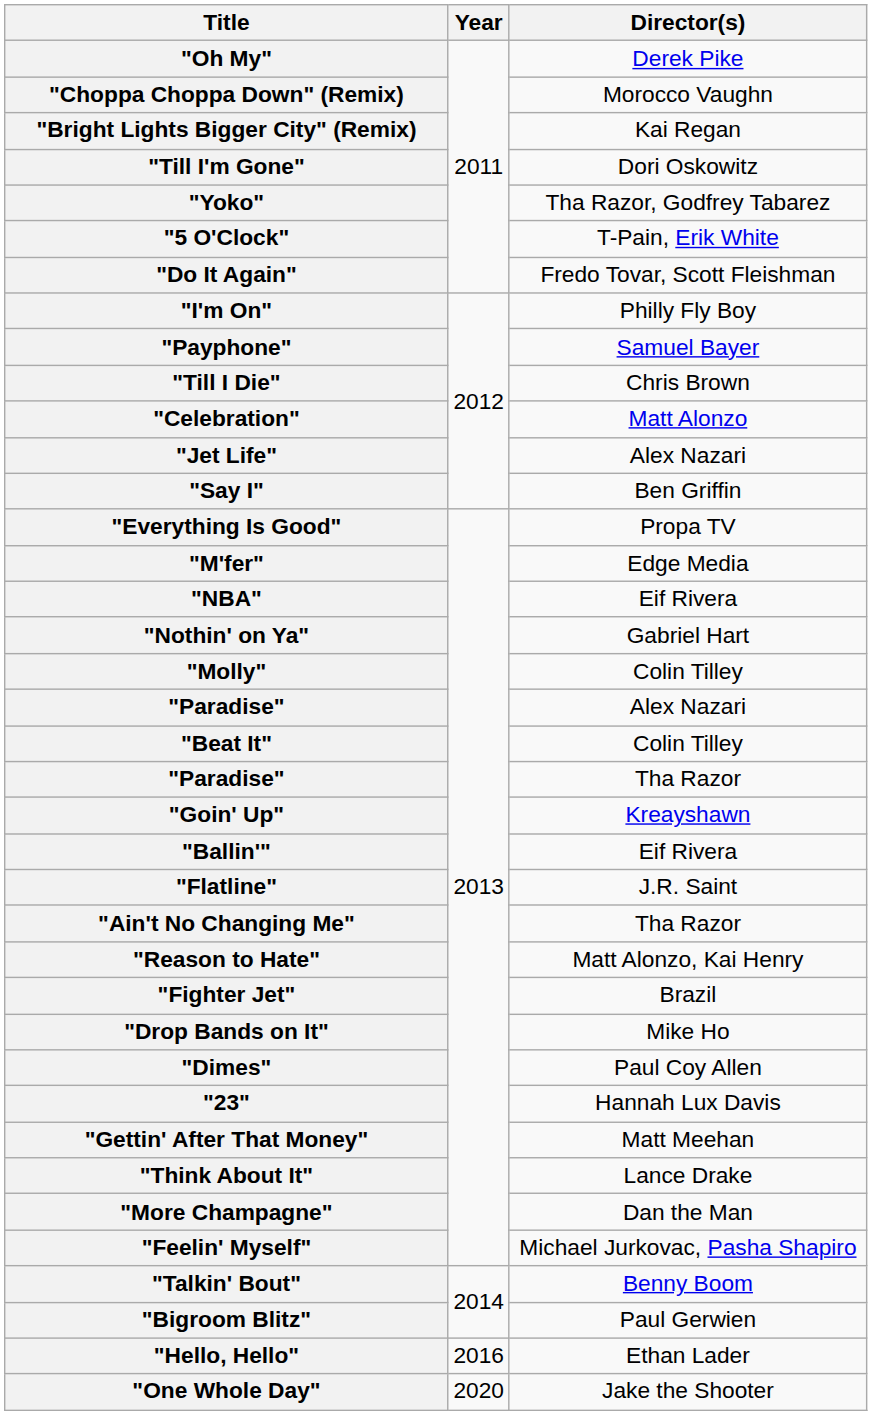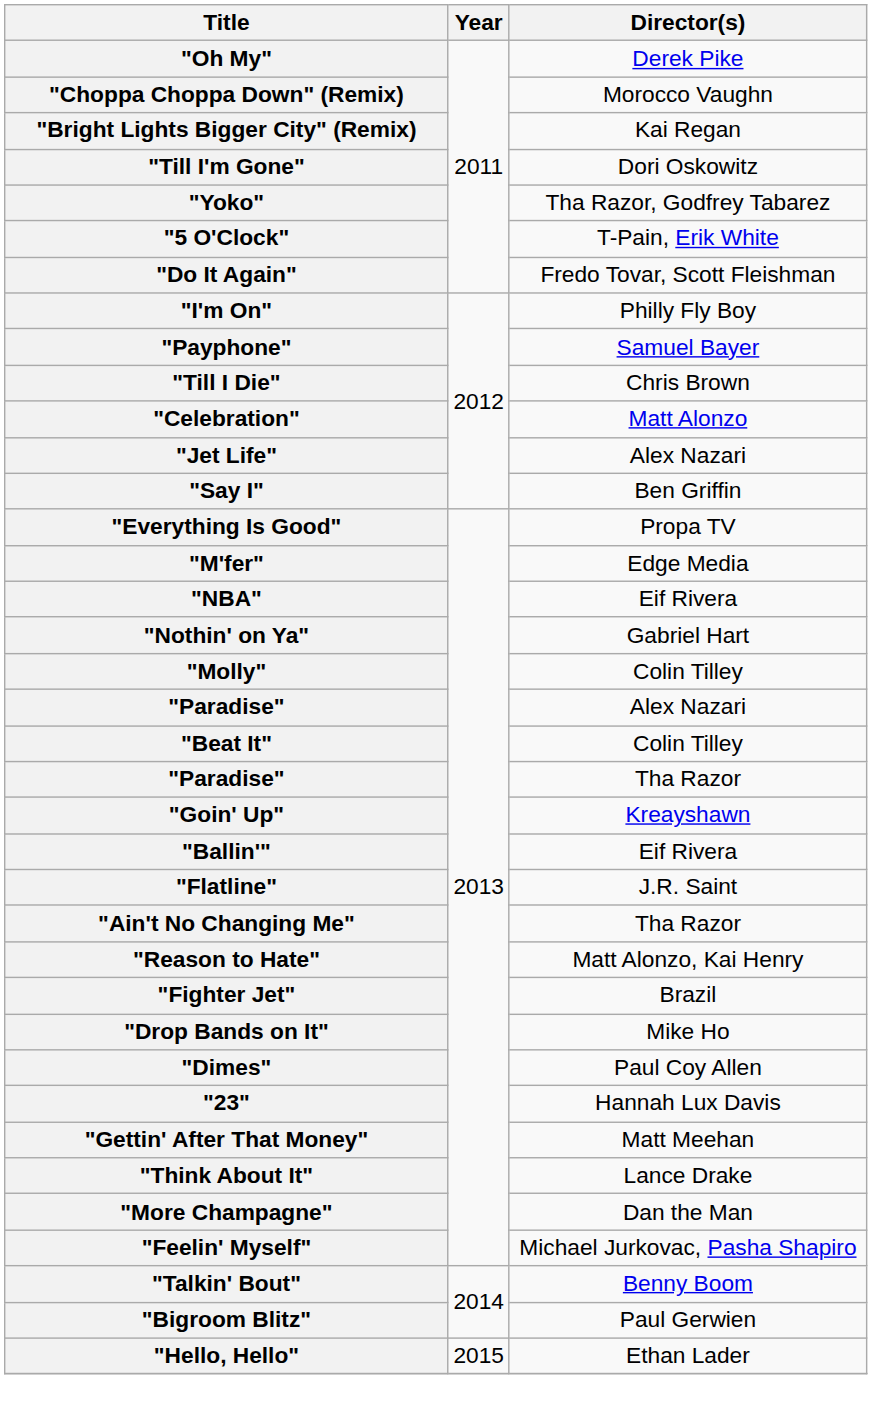(479, 1355) 2016 -> (479, 1355) 2015
- row: (226, 1391)
